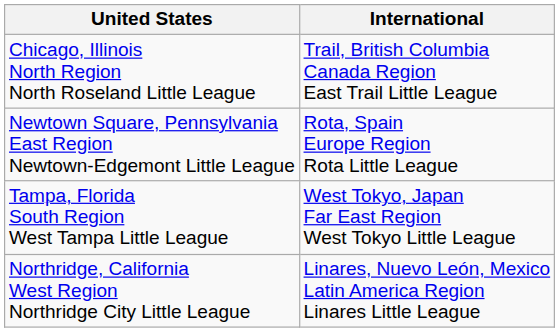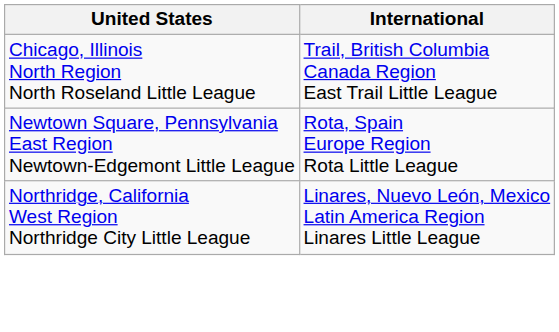- row: (119, 217)
